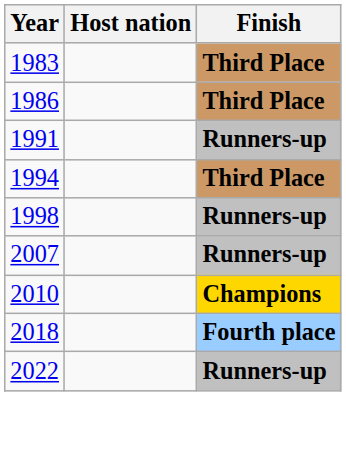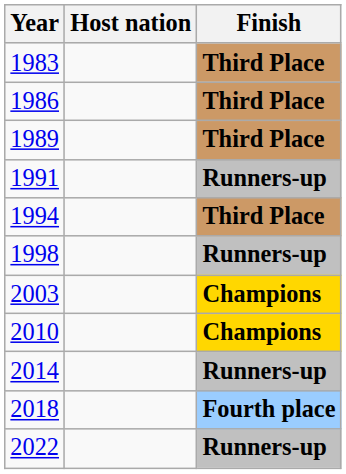+ row: (35, 139)
+ row: (35, 293)
- row: (35, 255)
+ row: (35, 370)
